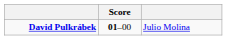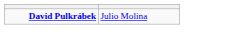- column: (120, 12)
